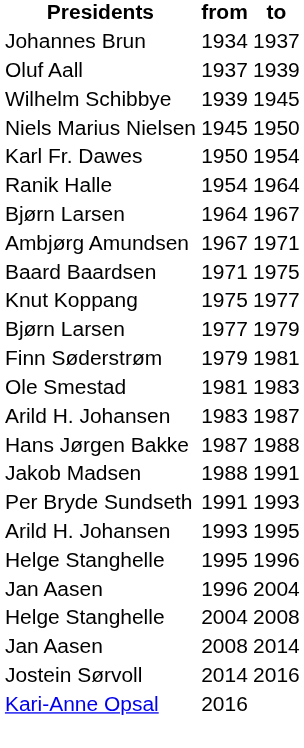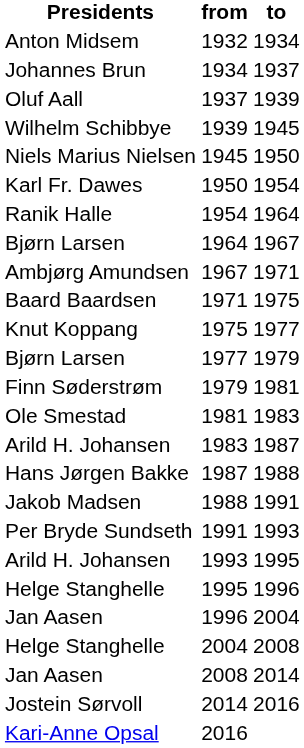+ row: (225, 41)
